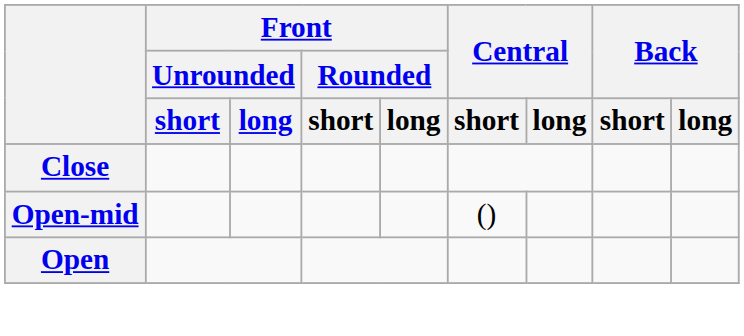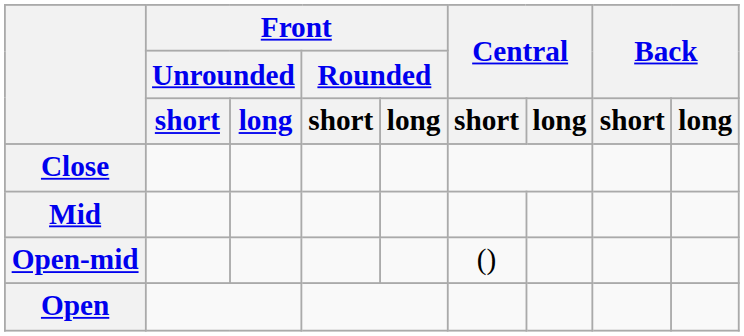+ row: (75, 213)
